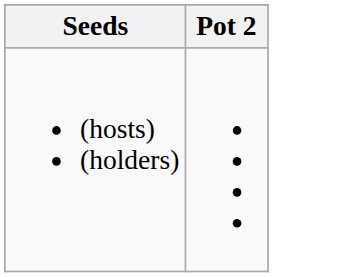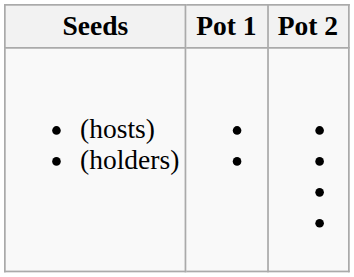+ column: (226, 26)
